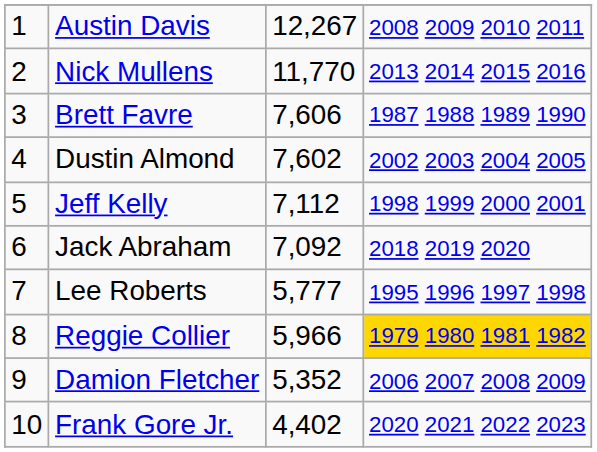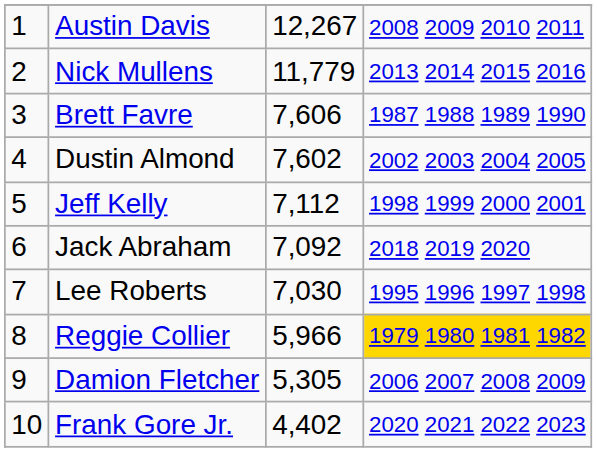(314, 70) 11,770 -> (314, 70) 11,779
(307, 291) 5,777 -> (307, 291) 7,030
(307, 379) 5,352 -> (307, 379) 5,305
